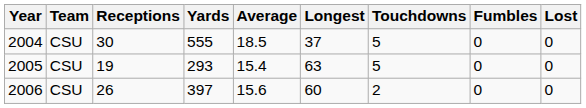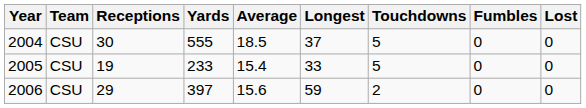(200, 66) 293 -> (200, 66) 233
(313, 66) 63 -> (313, 66) 33
(105, 90) 26 -> (105, 90) 29
(313, 90) 60 -> (313, 90) 59
